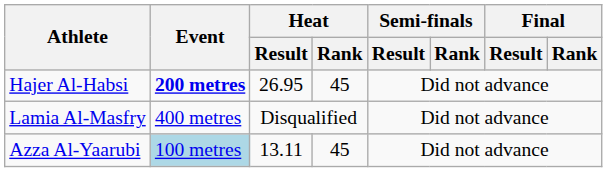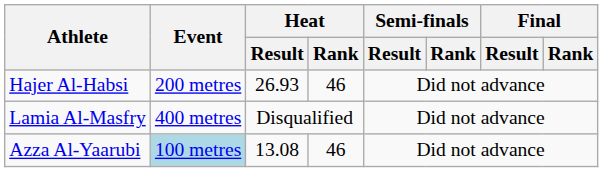(200, 85) bold -> (198, 85) normal
(281, 85) 26.95 -> (277, 85) 26.93
(340, 85) 45 -> (336, 85) 46
(281, 150) 13.11 -> (277, 150) 13.08
(340, 150) 45 -> (336, 150) 46
